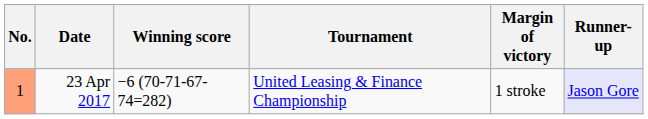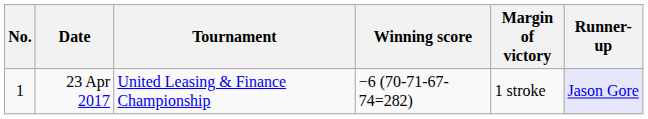columns swapped: (370, 36) <-> (182, 36)
(20, 91) lightsalmon background -> (20, 91) no background
